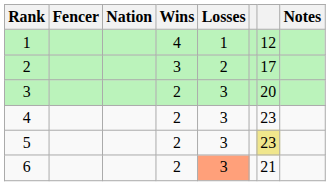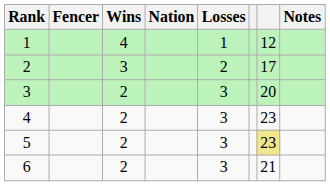columns swapped: (129, 17) <-> (177, 17)
(224, 167) lightsalmon background -> (224, 167) no background
